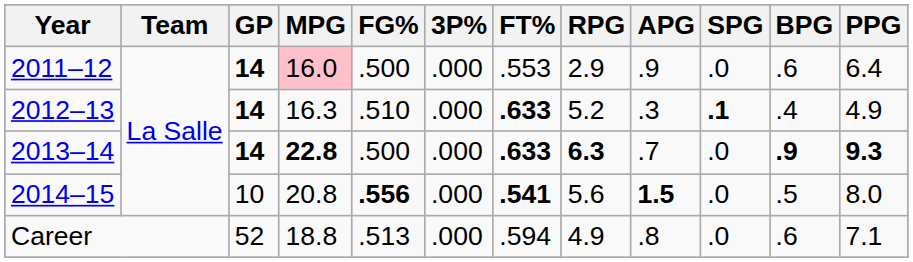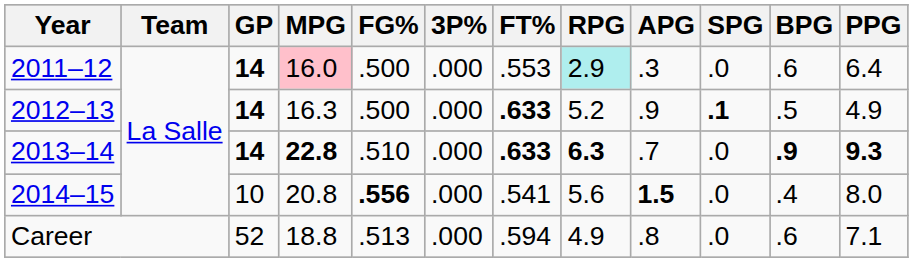(586, 67) no background -> (586, 67) paleturquoise background
(649, 67) .9 -> (649, 67) .3
(384, 109) .510 -> (384, 109) .500
(649, 109) .3 -> (649, 109) .9
(787, 109) .4 -> (787, 109) .5
(384, 151) .500 -> (384, 151) .510
(525, 194) bold -> (525, 194) normal
(787, 194) .5 -> (787, 194) .4
